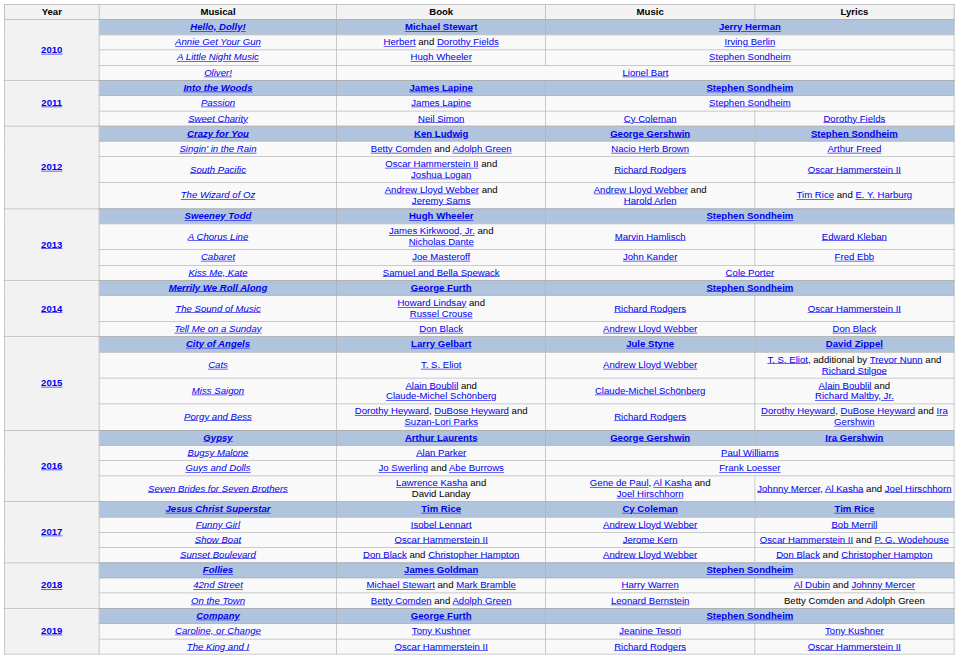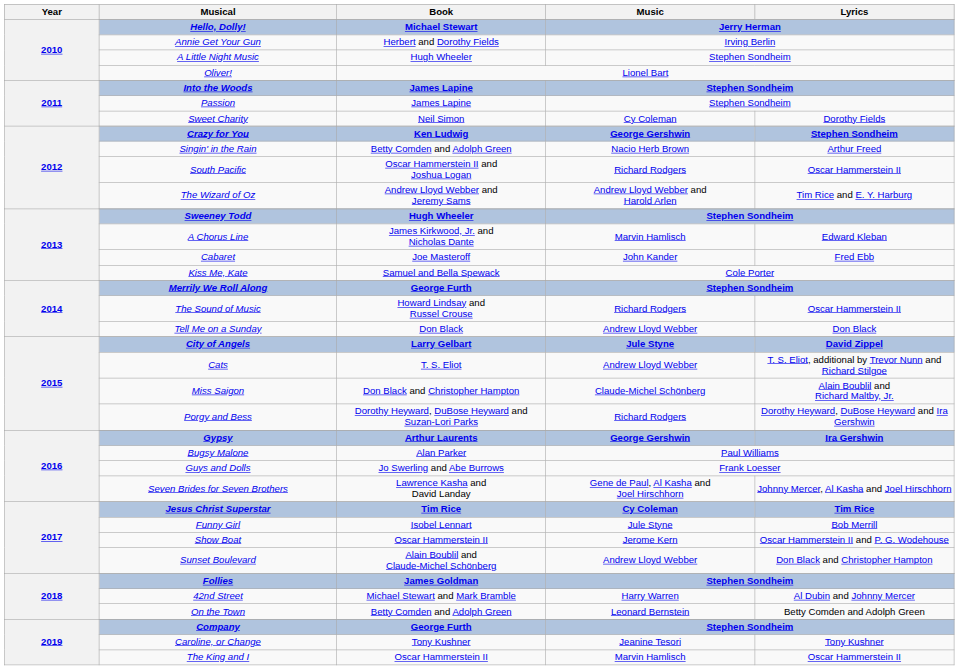(441, 391) Alain Boublil and Claude-Michel Schönberg -> (441, 391) Don Black and Christopher Hampton
(650, 524) Andrew Lloyd Webber -> (650, 524) Jule Styne
(441, 555) Don Black and Christopher Hampton -> (441, 560) Alain Boublil and Claude-Michel Schönberg
(650, 646) Richard Rodgers -> (650, 657) Marvin Hamlisch
